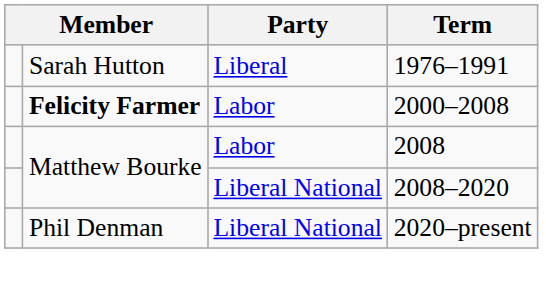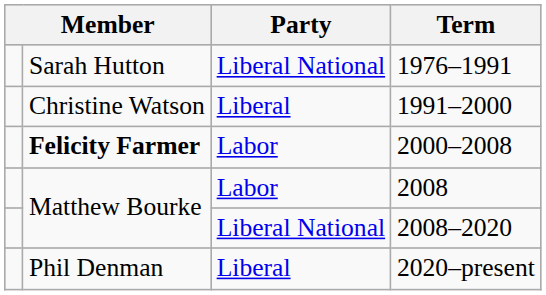(250, 65) Liberal -> (301, 65) Liberal National
+ row: (455, 106)
(298, 227) Liberal National -> (254, 268) Liberal
